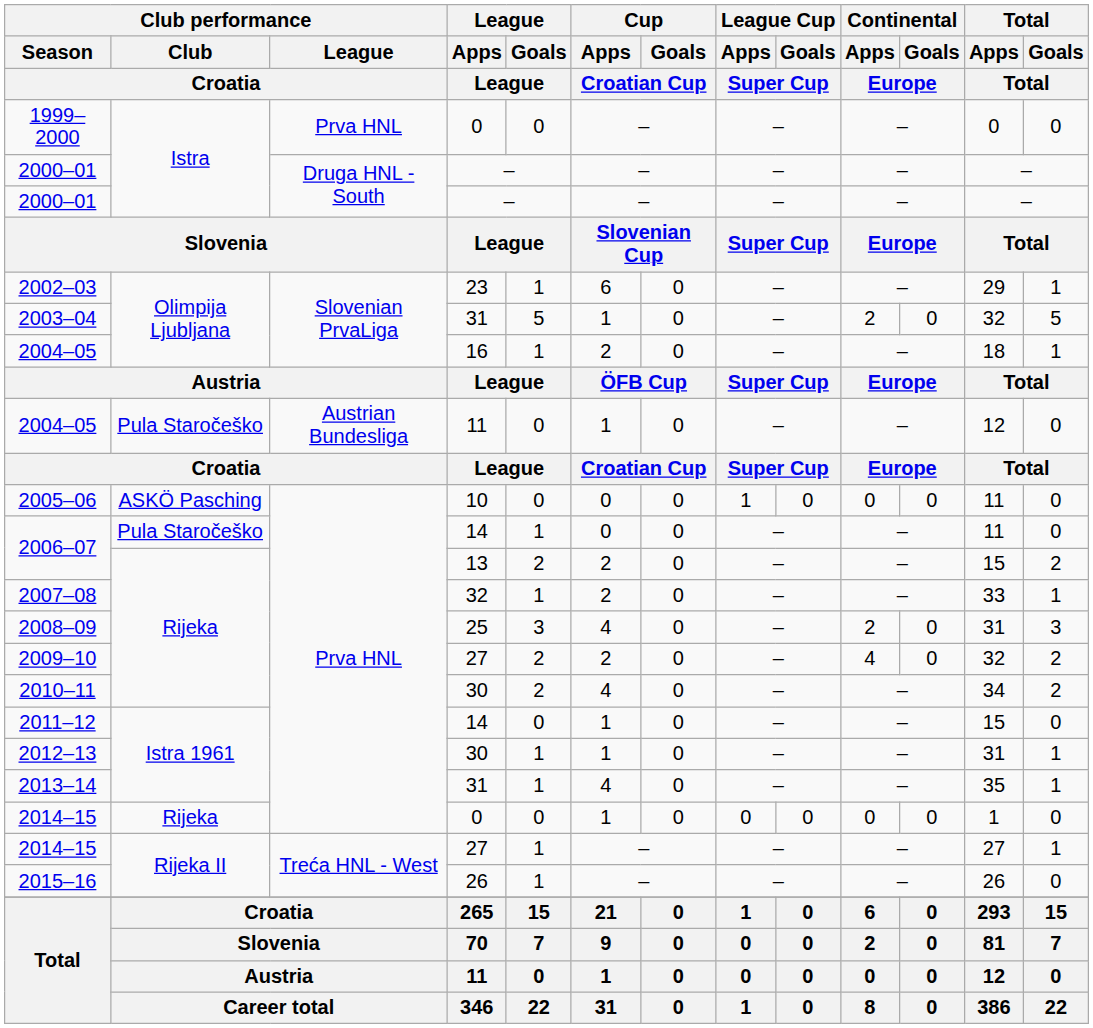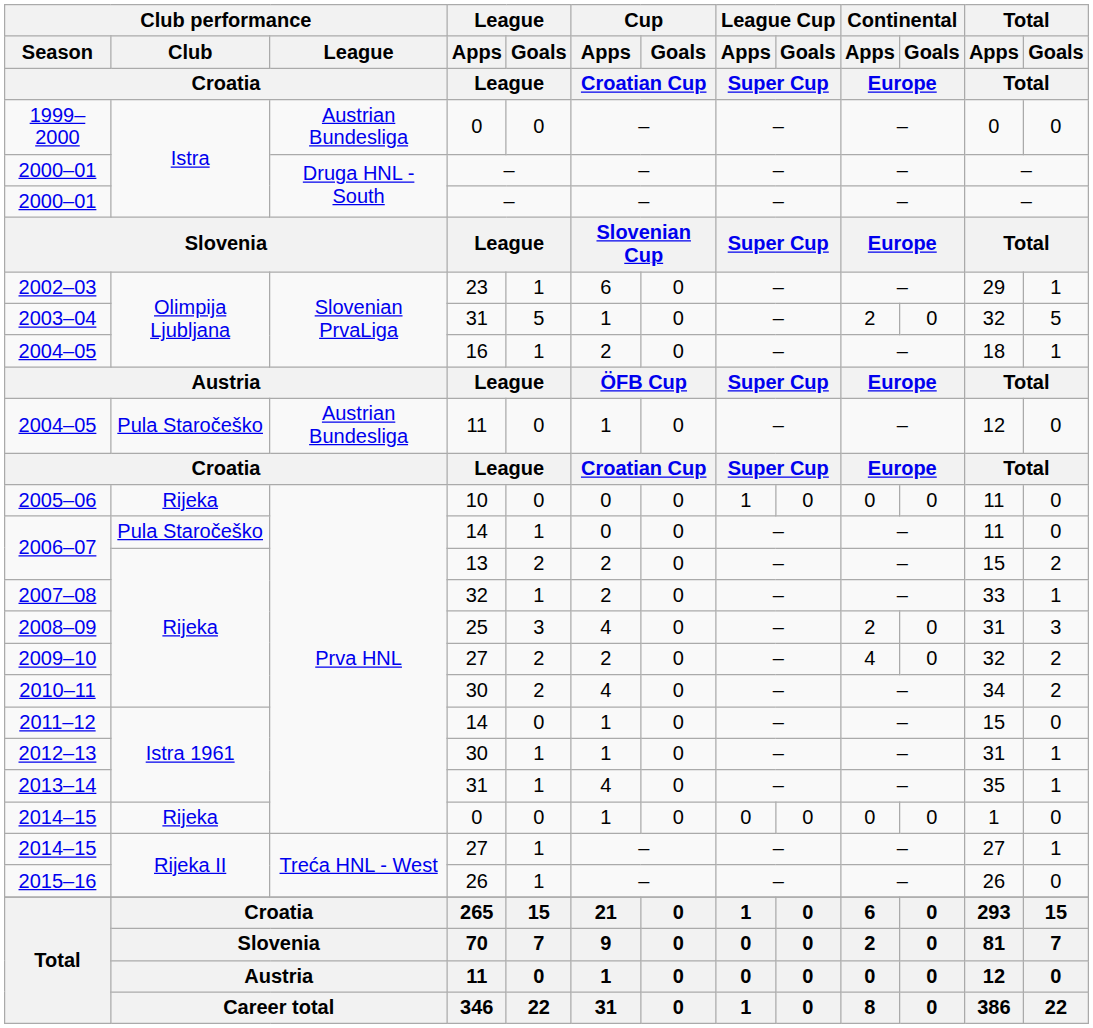(359, 126) Prva HNL -> (359, 126) Austrian Bundesliga
(190, 500) ASKÖ Pasching -> (190, 500) Rijeka
